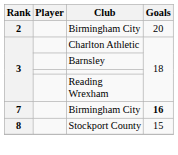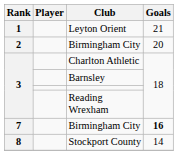+ row: (19, 28)
(158, 126) 15 -> (158, 142) 14
